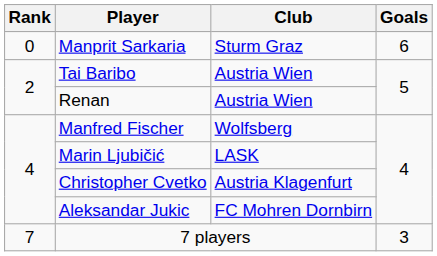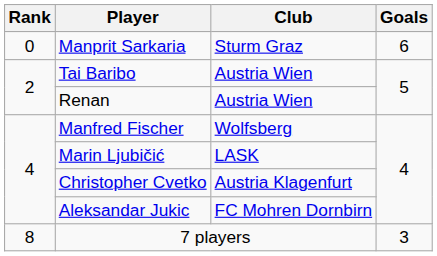(30, 237) 7 -> (30, 237) 8
